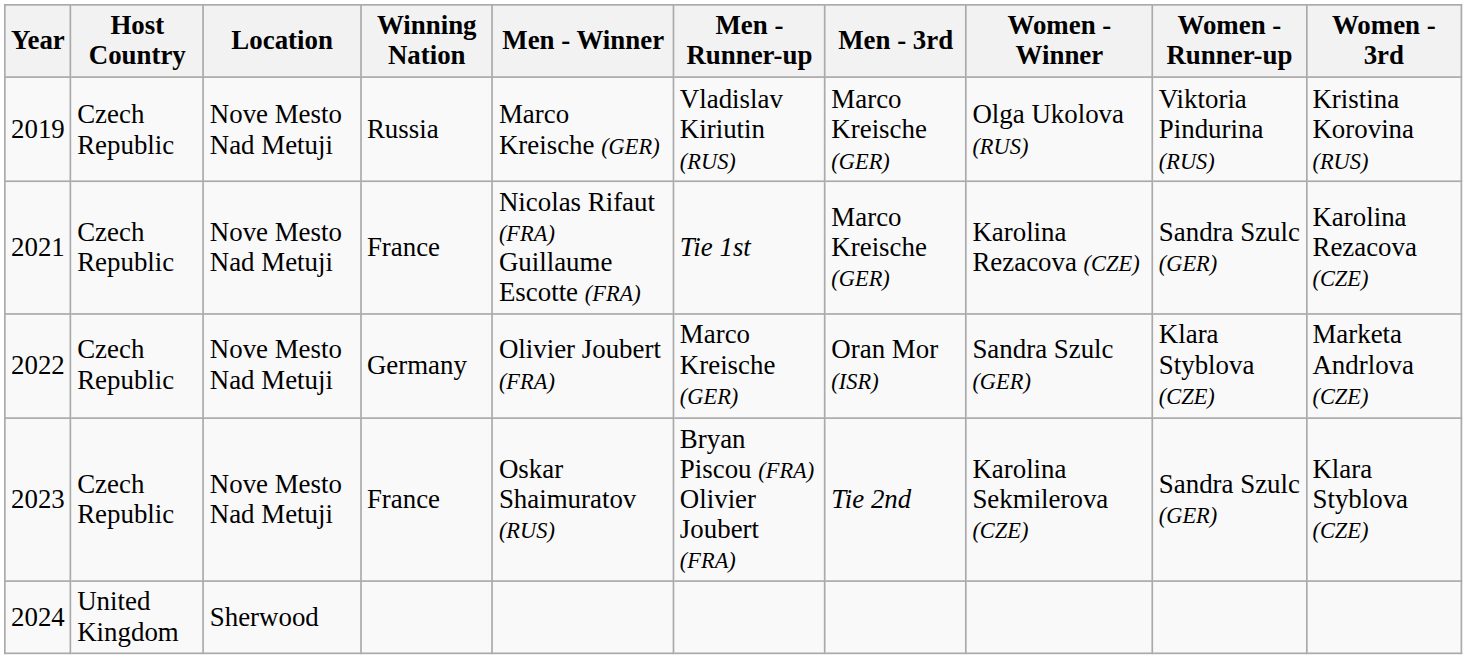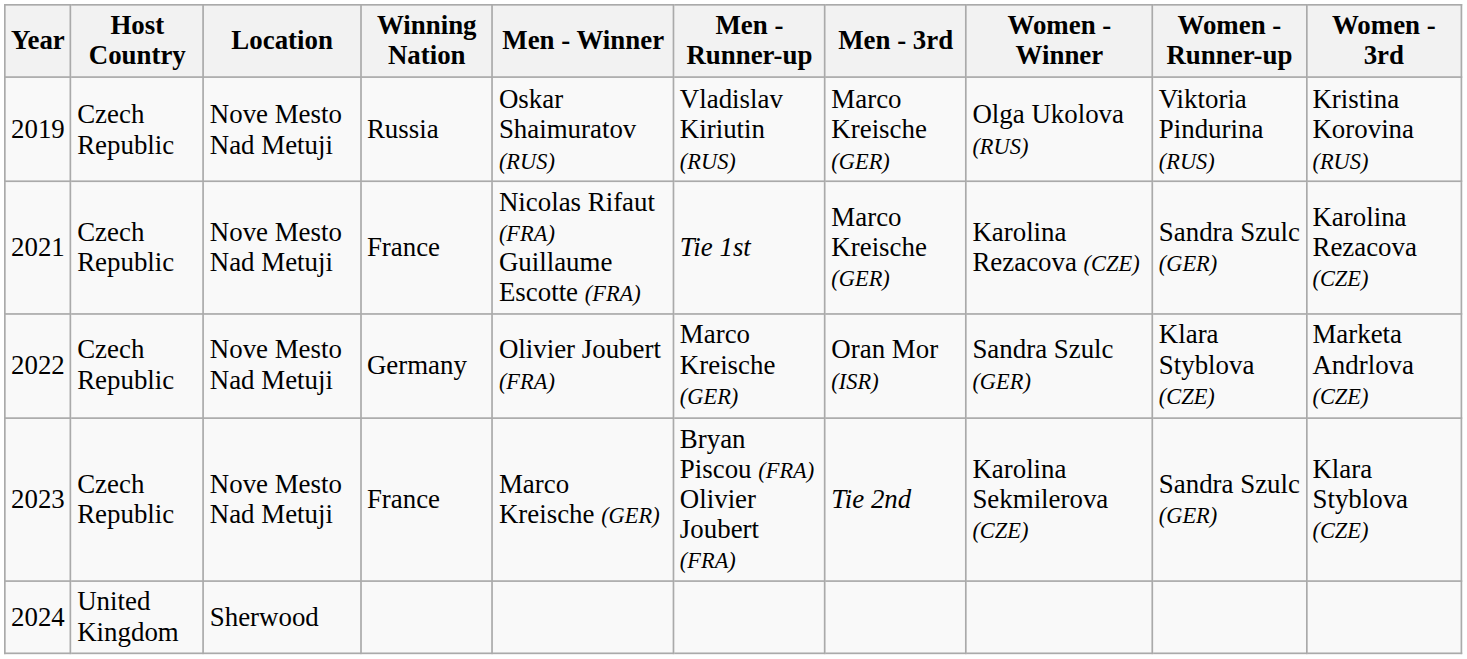(579, 128) Marco Kreische (GER) -> (568, 128) Oskar Shaimuratov (RUS)
(568, 498) Oskar Shaimuratov (RUS) -> (579, 498) Marco Kreische (GER)
